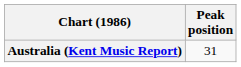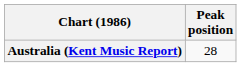(211, 51) 31 -> (211, 51) 28
